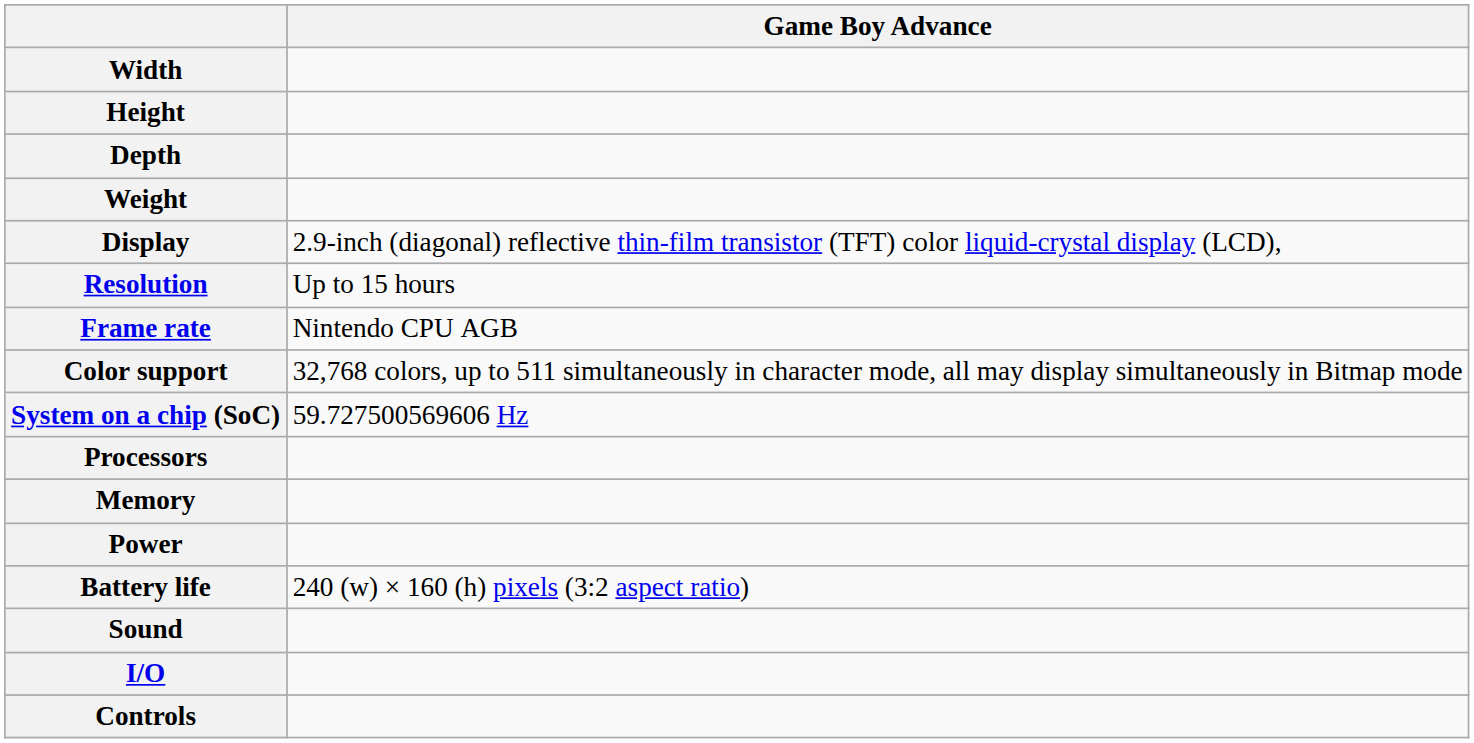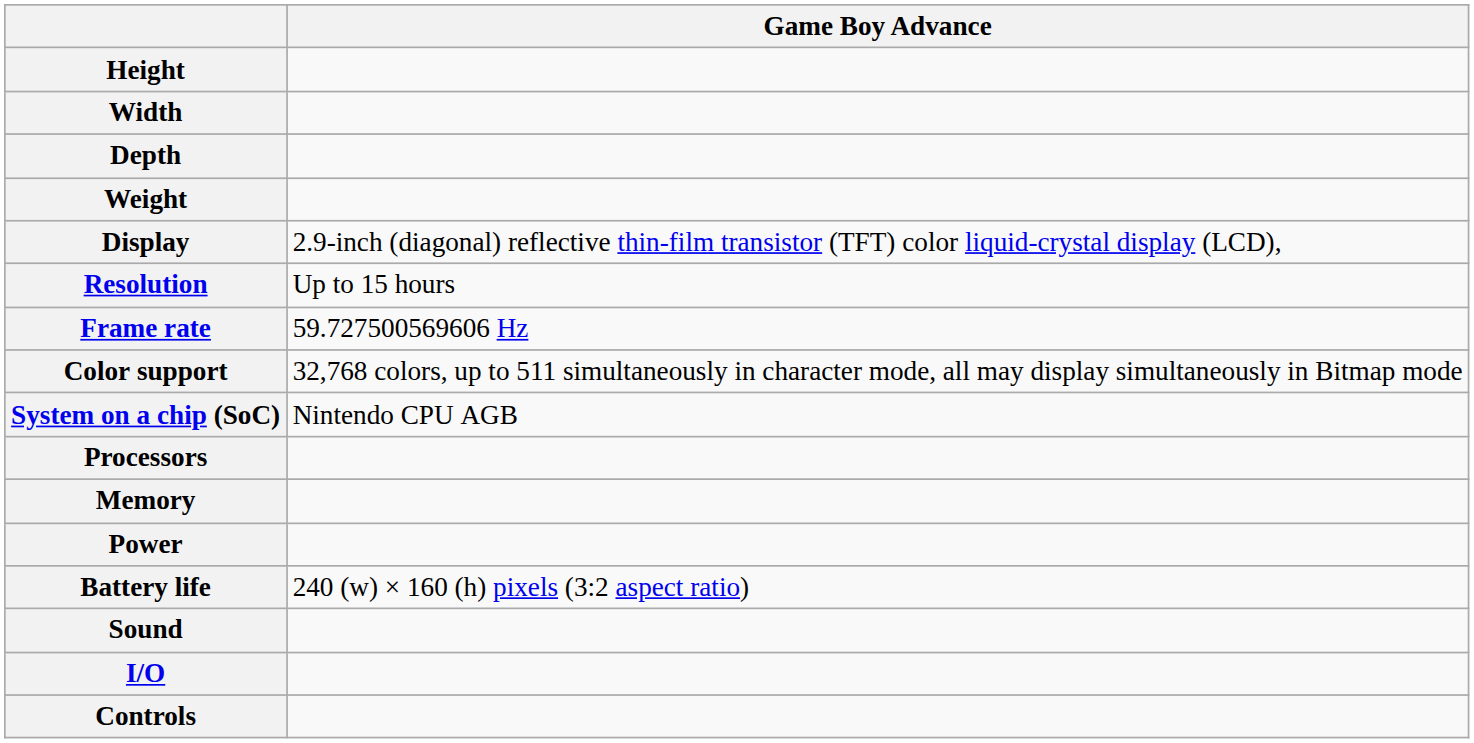rows swapped: (146, 112) <-> (146, 69)
(405, 328) Nintendo CPU AGB -> (411, 328) 59.727500569606 Hz
(411, 414) 59.727500569606 Hz -> (405, 414) Nintendo CPU AGB
